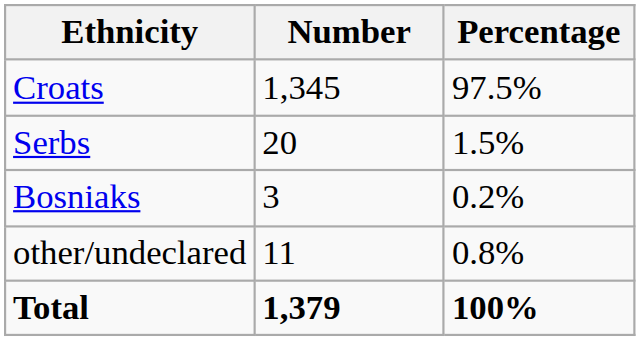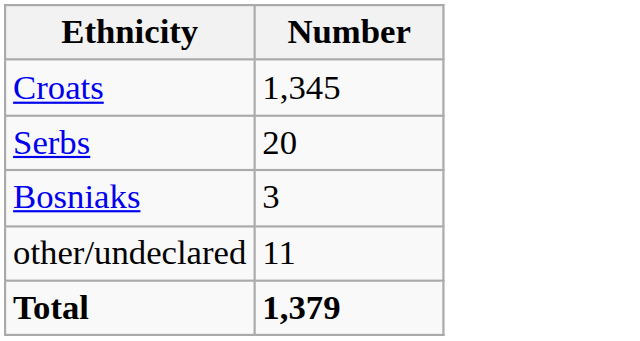- column: (539, 32)
